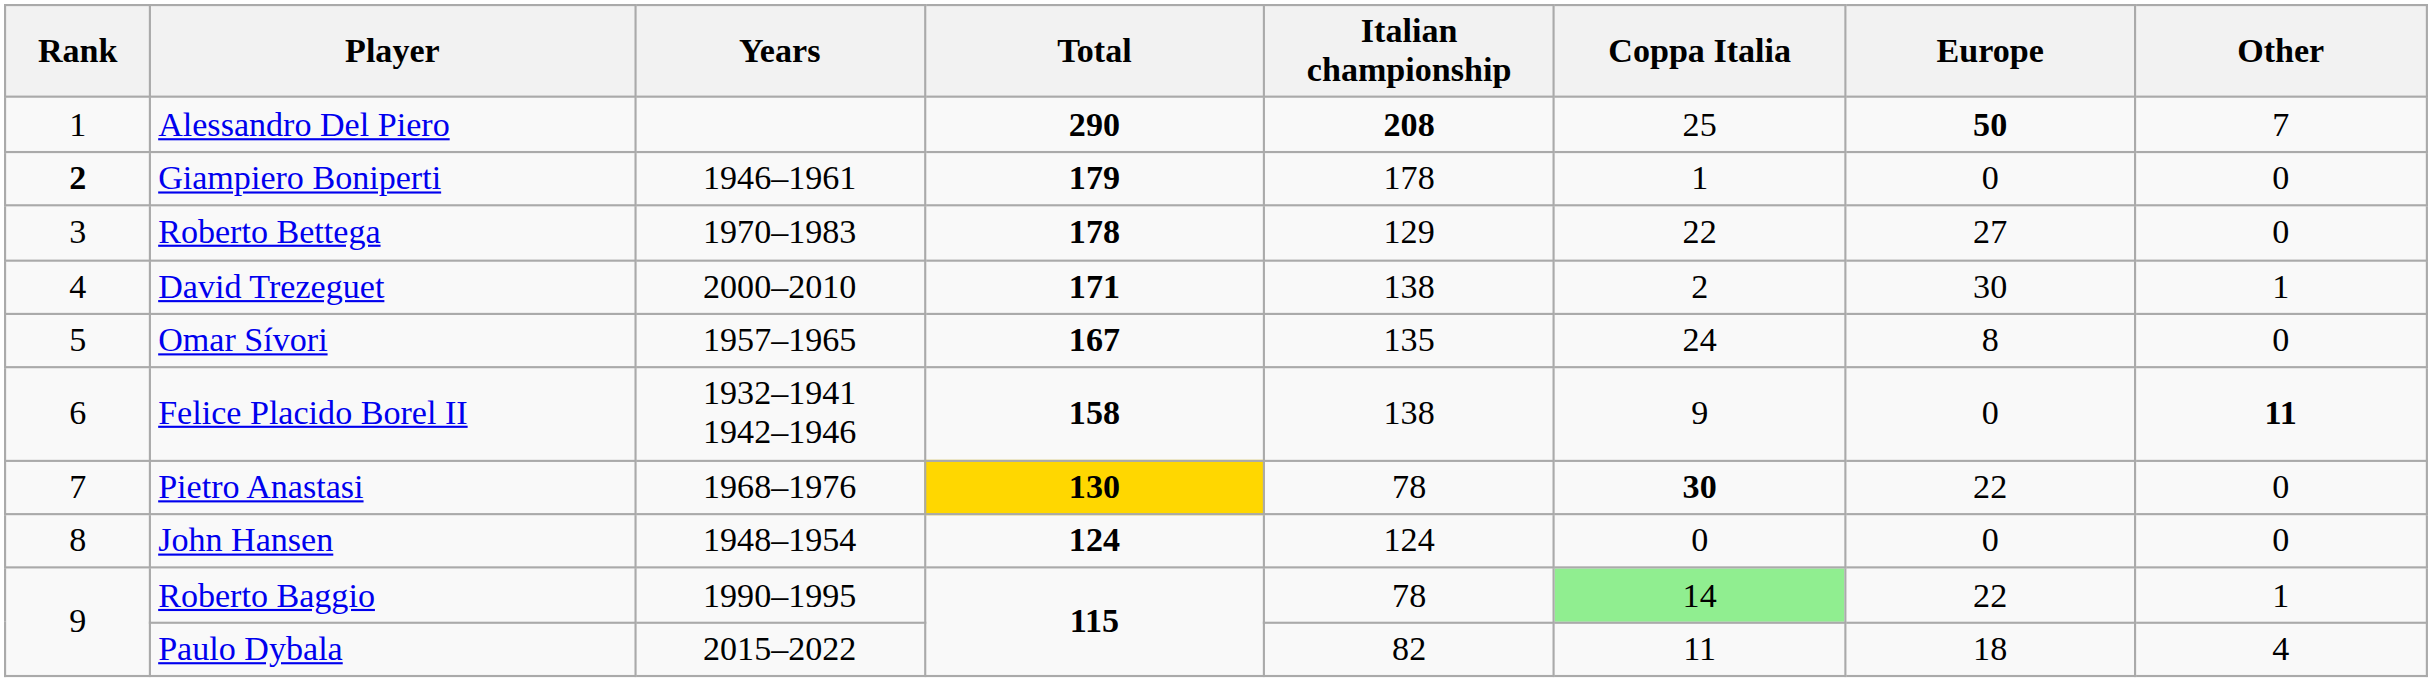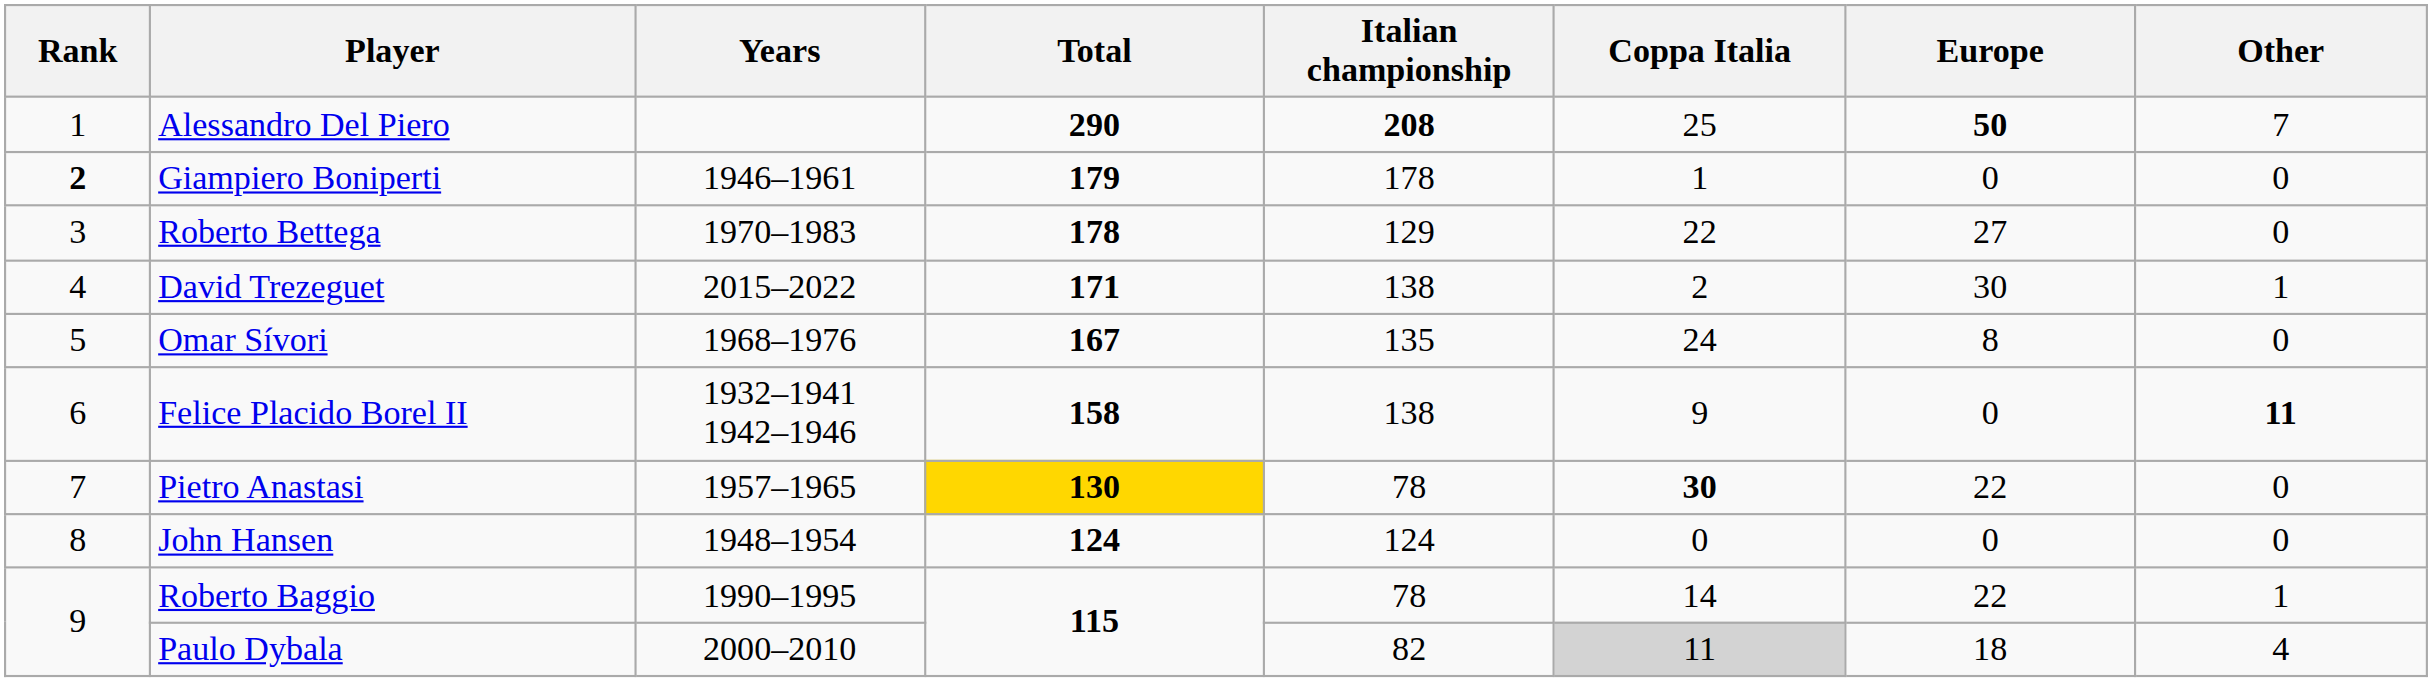(780, 286) 2000–2010 -> (780, 286) 2015–2022
(780, 340) 1957–1965 -> (780, 340) 1968–1976
(780, 486) 1968–1976 -> (780, 486) 1957–1965
(1700, 594) lightgreen background -> (1700, 594) no background
(780, 648) 2015–2022 -> (780, 648) 2000–2010
(1700, 648) no background -> (1700, 648) lightgrey background
